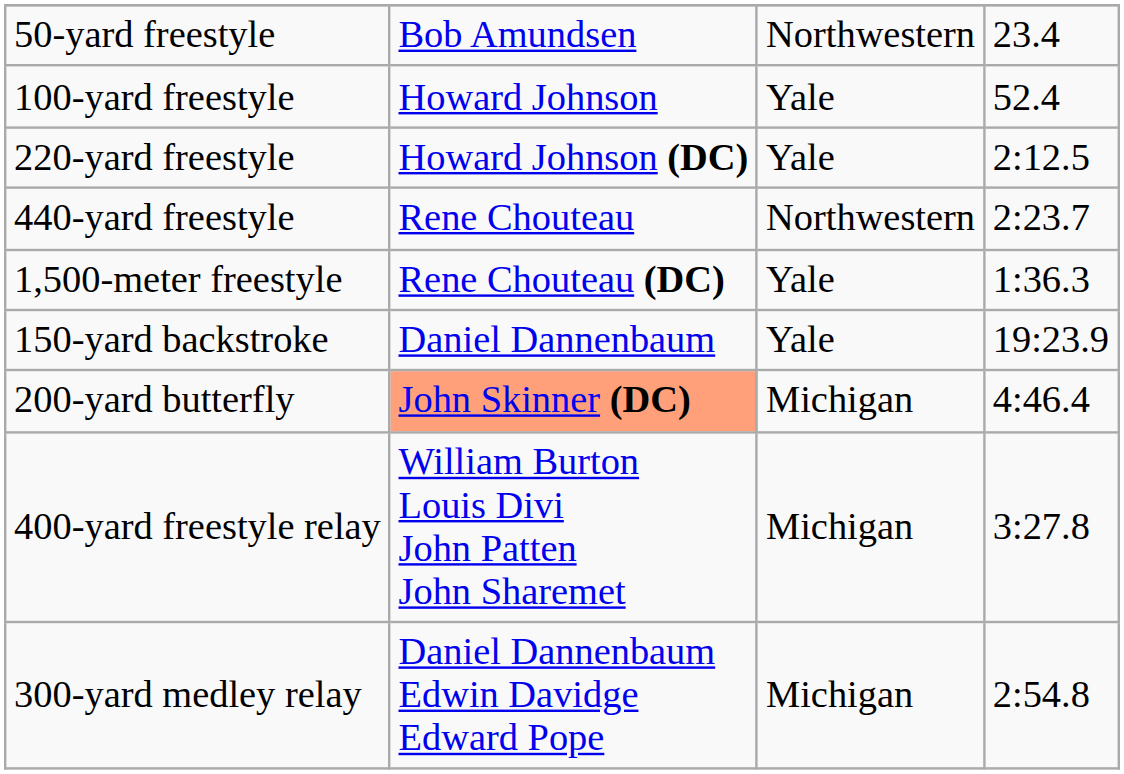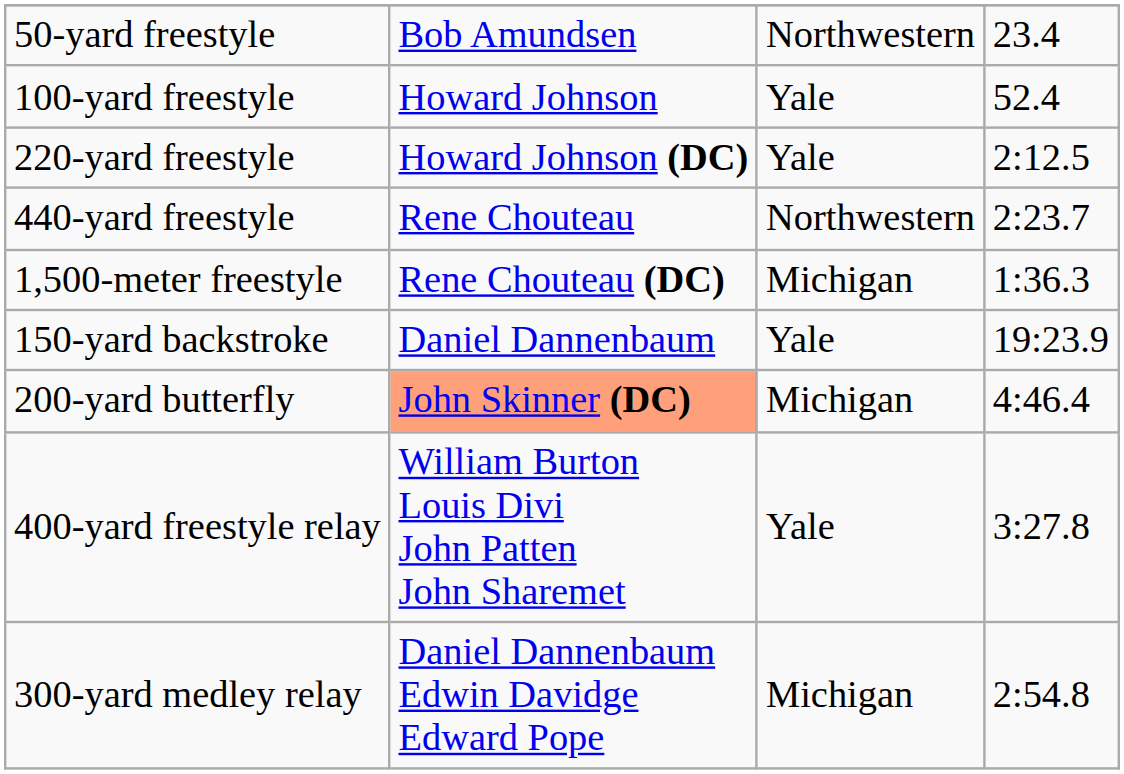(800, 278) Yale -> (840, 278) Michigan
(840, 526) Michigan -> (800, 526) Yale
